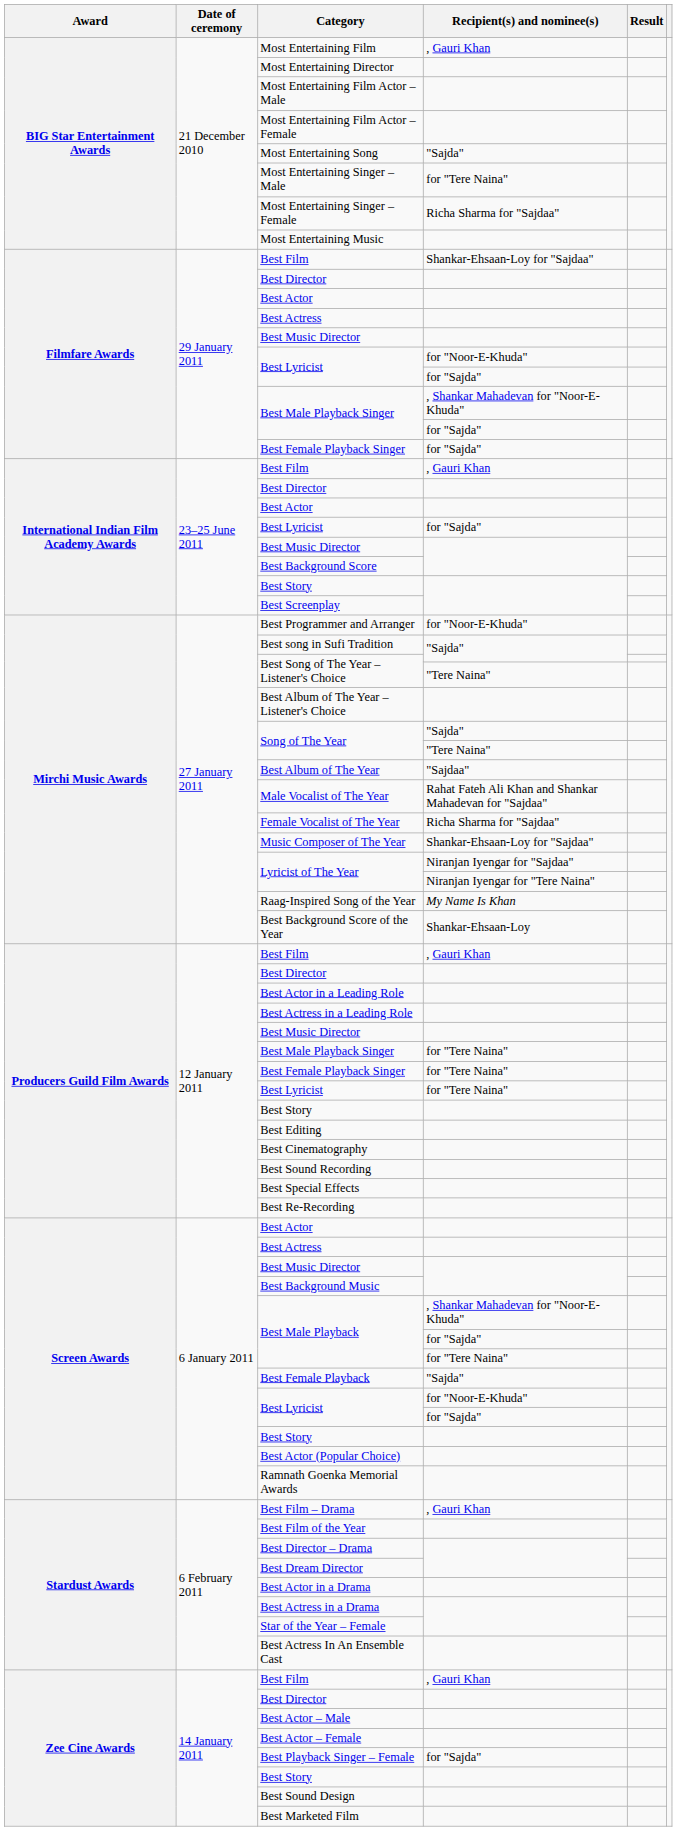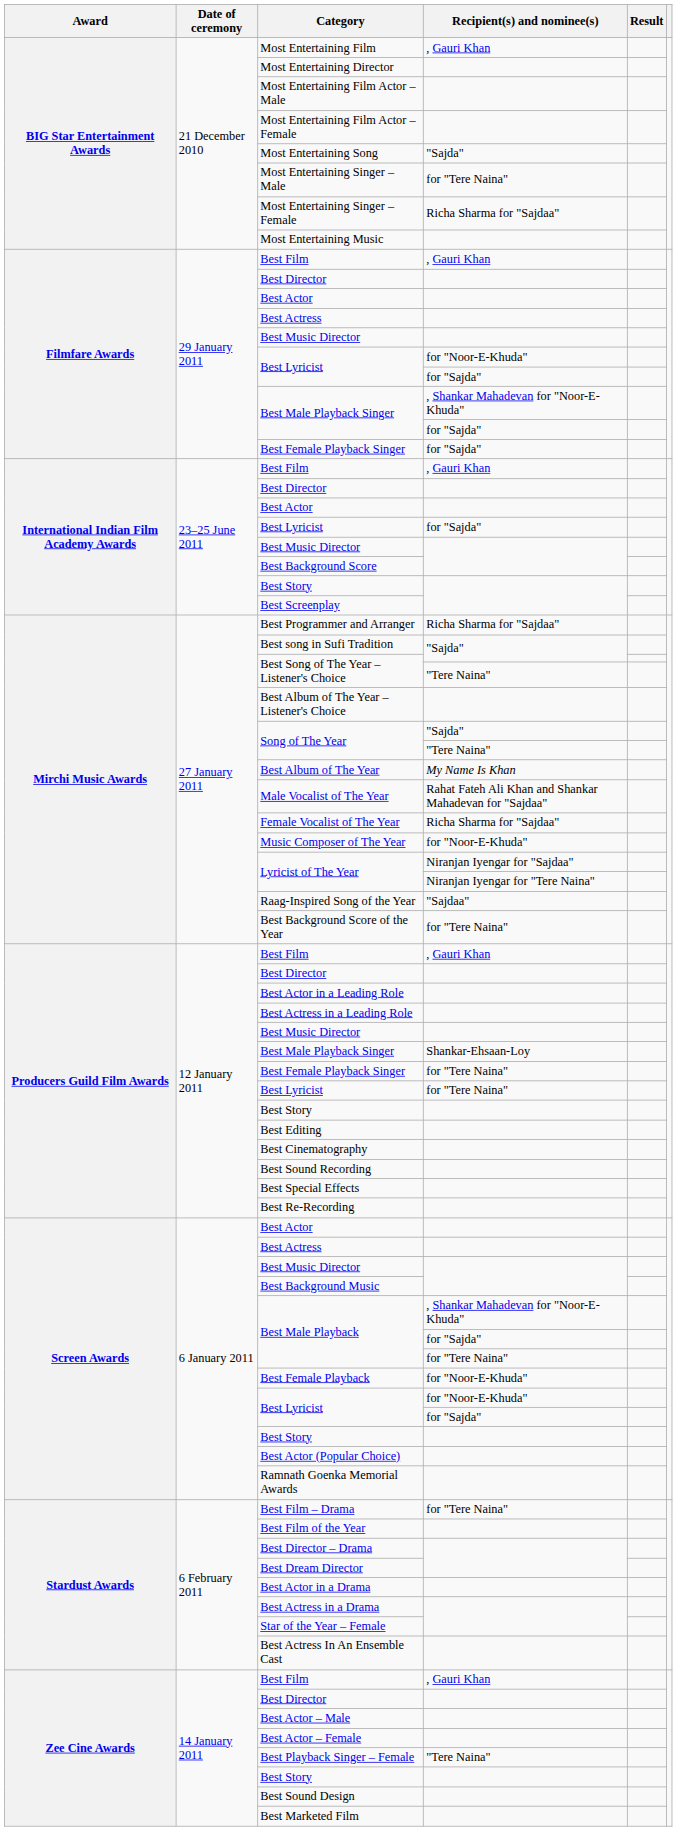(510, 259) Shankar-Ehsaan-Loy for "Sajdaa" -> (458, 259) , Gauri Khan
(477, 624) for "Noor-E-Khuda" -> (493, 624) Richa Sharma for "Sajdaa"
(448, 769) "Sajdaa" -> (471, 769) My Name Is Khan
(510, 842) Shankar-Ehsaan-Loy for "Sajdaa" -> (477, 842) for "Noor-E-Khuda"
(471, 901) My Name Is Khan -> (448, 901) "Sajdaa"
(478, 927) Shankar-Ehsaan-Loy -> (467, 927) for "Tere Naina"
(467, 1051) for "Tere Naina" -> (478, 1051) Shankar-Ehsaan-Loy
(445, 1378) "Sajda" -> (477, 1378) for "Noor-E-Khuda"
(458, 1509) , Gauri Khan -> (467, 1509) for "Tere Naina"
(454, 1757) for "Sajda" -> (458, 1757) "Tere Naina"
